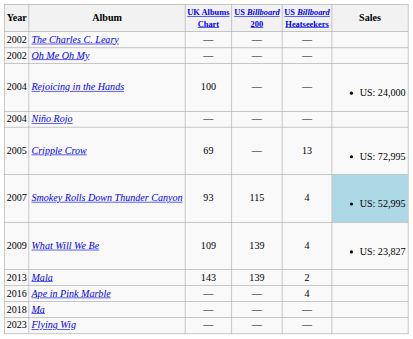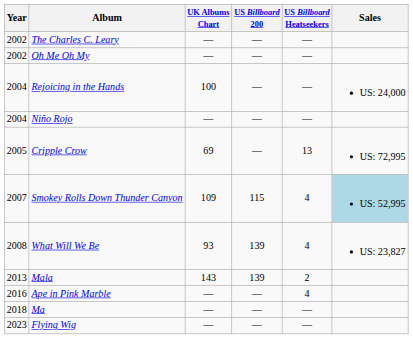(208, 198) 93 -> (208, 198) 109
(17, 245) 2009 -> (17, 245) 2008
(208, 245) 109 -> (208, 245) 93
